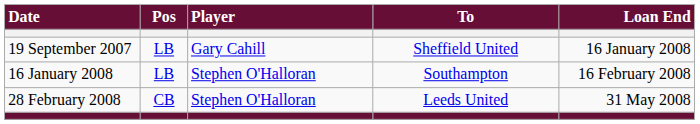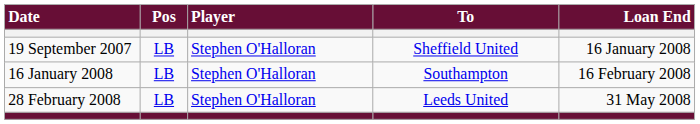(228, 49) Gary Cahill -> (253, 49) Stephen O'Halloran
(164, 99) CB -> (164, 99) LB
